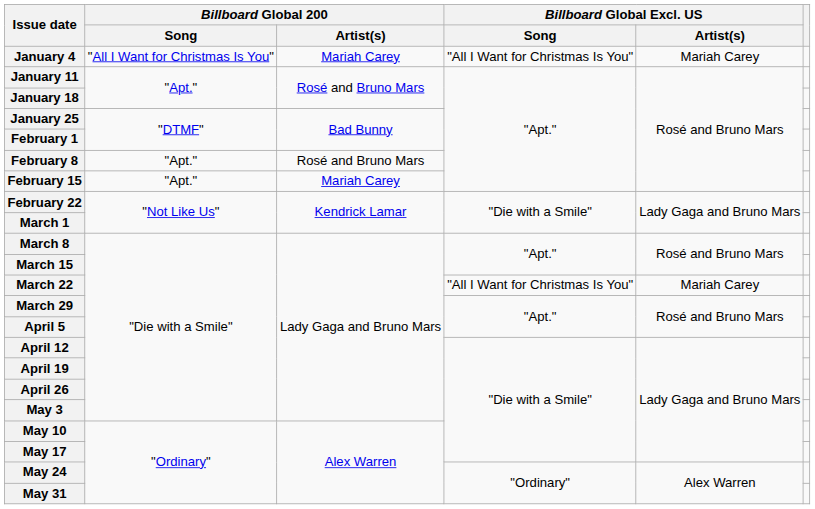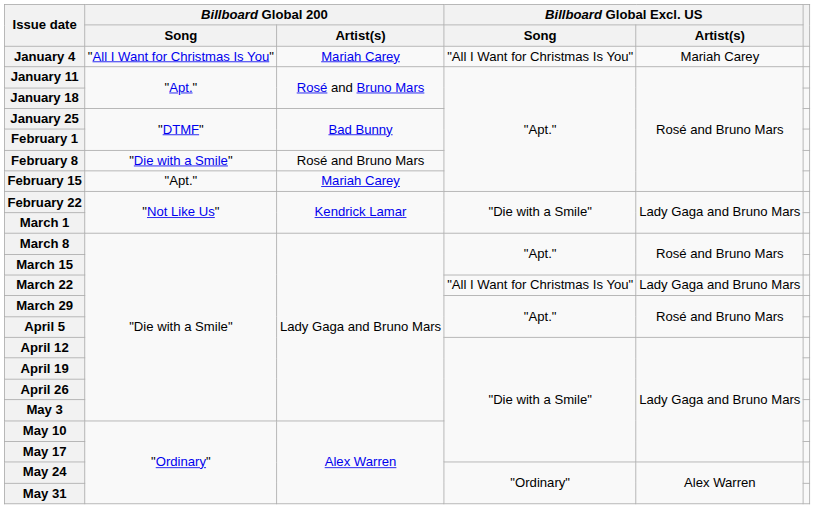(181, 160) "Apt." -> (181, 160) "Die with a Smile"
(720, 285) Mariah Carey -> (720, 285) Lady Gaga and Bruno Mars
